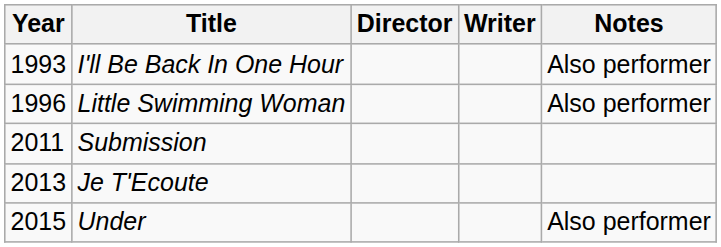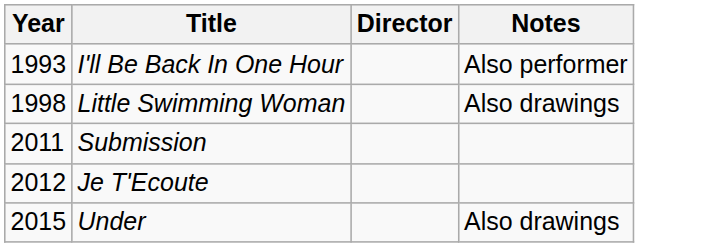- column: (500, 24)
(38, 103) 1996 -> (38, 103) 1998
(629, 103) Also performer -> (542, 103) Also drawings
(38, 182) 2013 -> (38, 182) 2012
(629, 222) Also performer -> (542, 222) Also drawings
